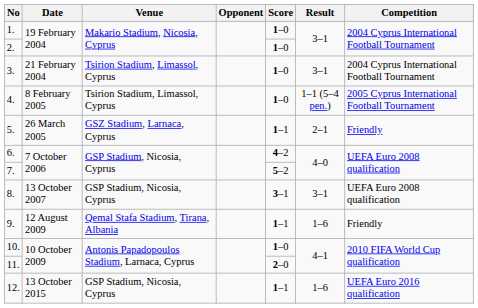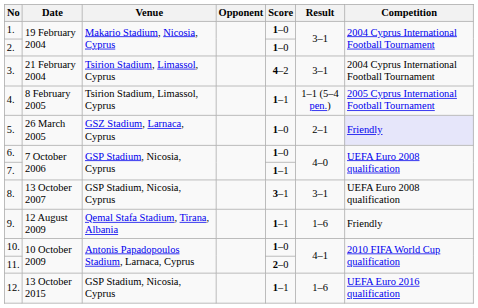(281, 70) 1–0 -> (281, 70) 4–2
(281, 100) 1–0 -> (281, 100) 1–1
(281, 129) 1–1 -> (281, 129) 1–0
(365, 129) no background -> (365, 129) lavender background
(281, 153) 4–2 -> (281, 153) 1–0
(281, 170) 5–2 -> (281, 170) 1–1
